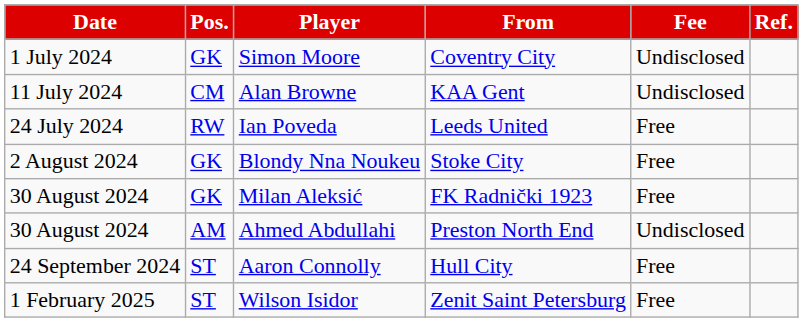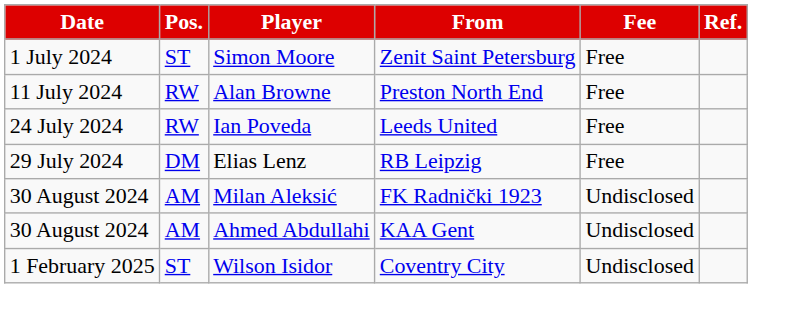(206, 56) GK -> (178, 56) ST
(493, 56) Coventry City -> (478, 56) Zenit Saint Petersburg
(690, 56) Undisclosed -> (605, 56) Free
(207, 91) CM -> (182, 91) RW
(477, 91) KAA Gent -> (461, 91) Preston North End
(690, 91) Undisclosed -> (605, 91) Free
+ row: (260, 160)
- row: (329, 160)
(206, 195) GK -> (182, 195) AM
(656, 195) Free -> (640, 195) Undisclosed
(512, 230) Preston North End -> (427, 230) KAA Gent
- row: (310, 265)
(528, 299) Zenit Saint Petersburg -> (442, 265) Coventry City
(656, 299) Free -> (640, 265) Undisclosed
